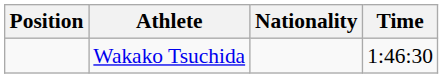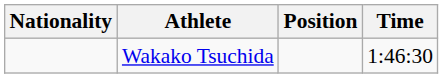columns swapped: (47, 21) <-> (306, 21)
